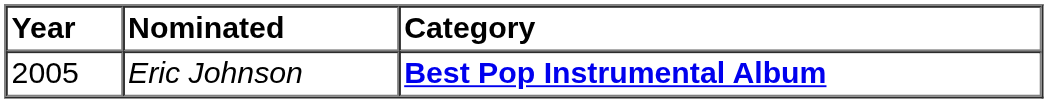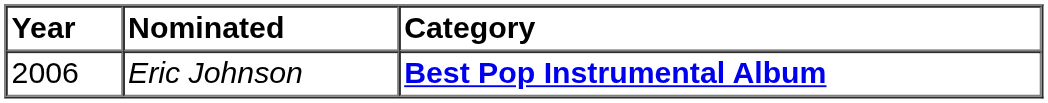(45, 73) 2005 -> (45, 73) 2006
